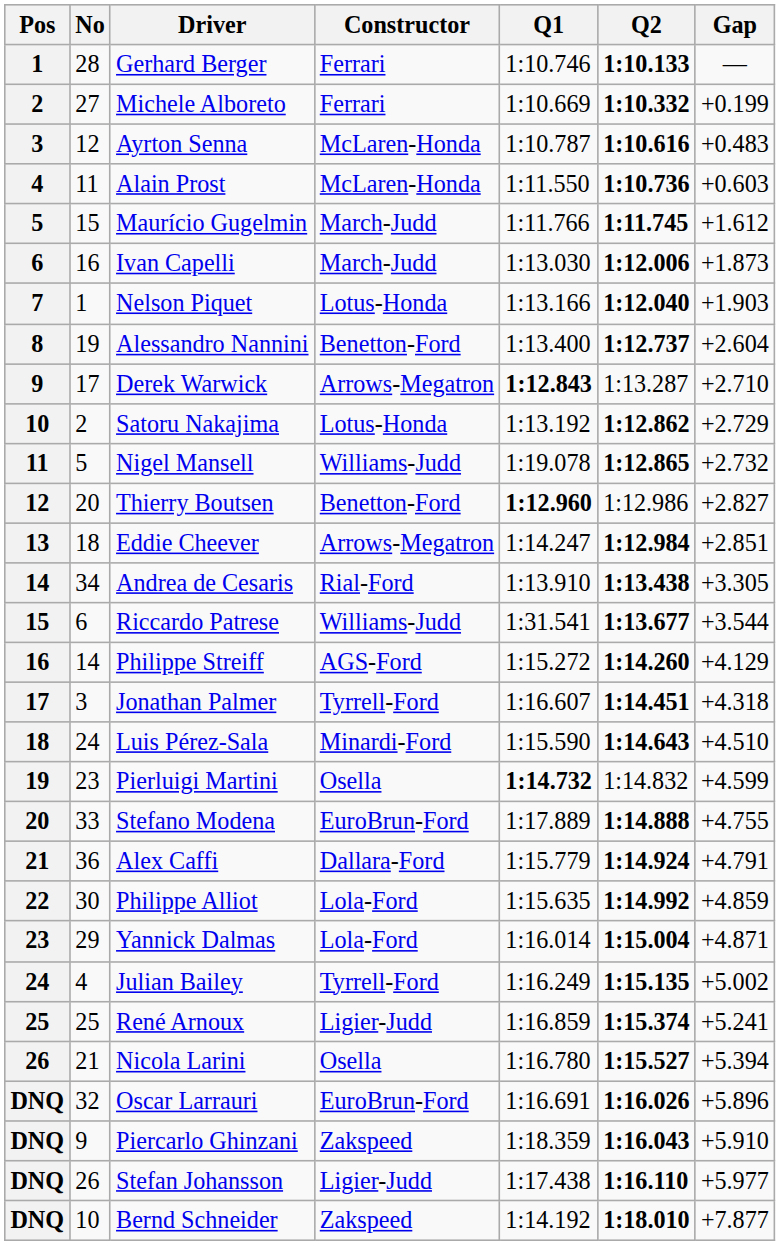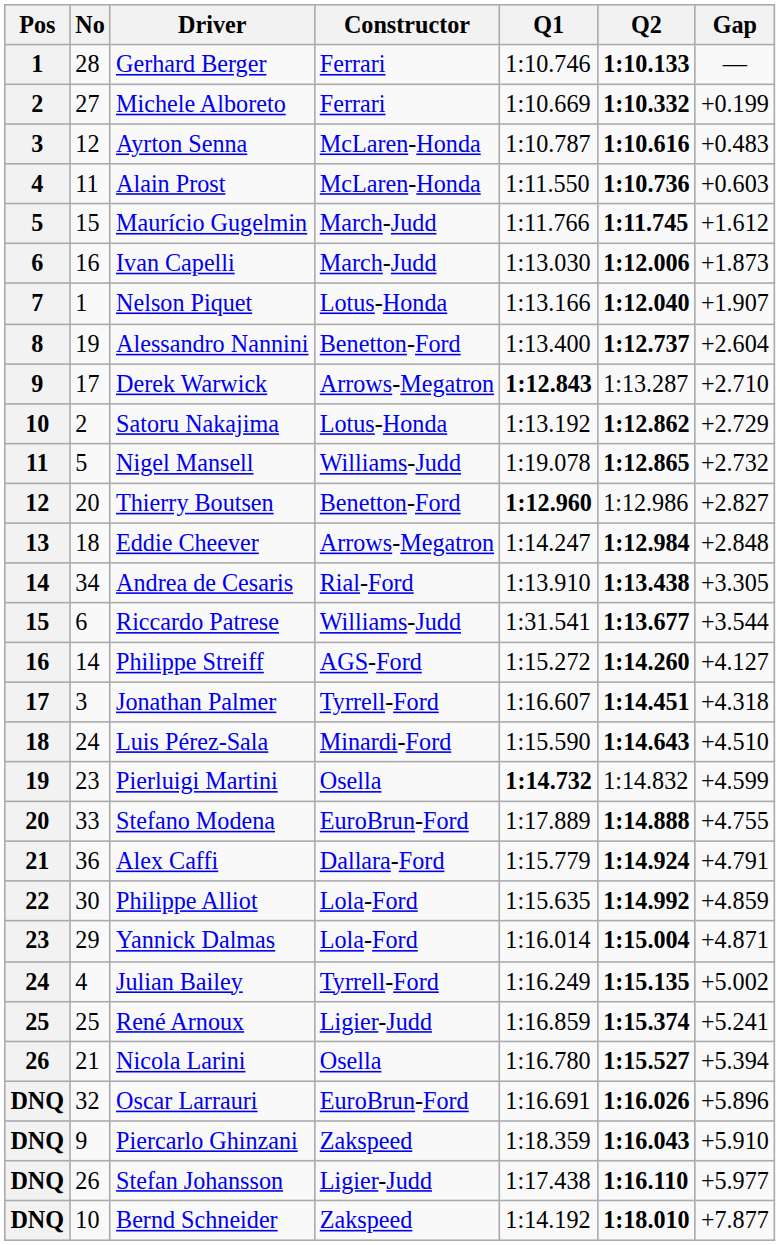(735, 303) +1.903 -> (735, 303) +1.907
(735, 542) +2.851 -> (735, 542) +2.848
(735, 662) +4.129 -> (735, 662) +4.127
